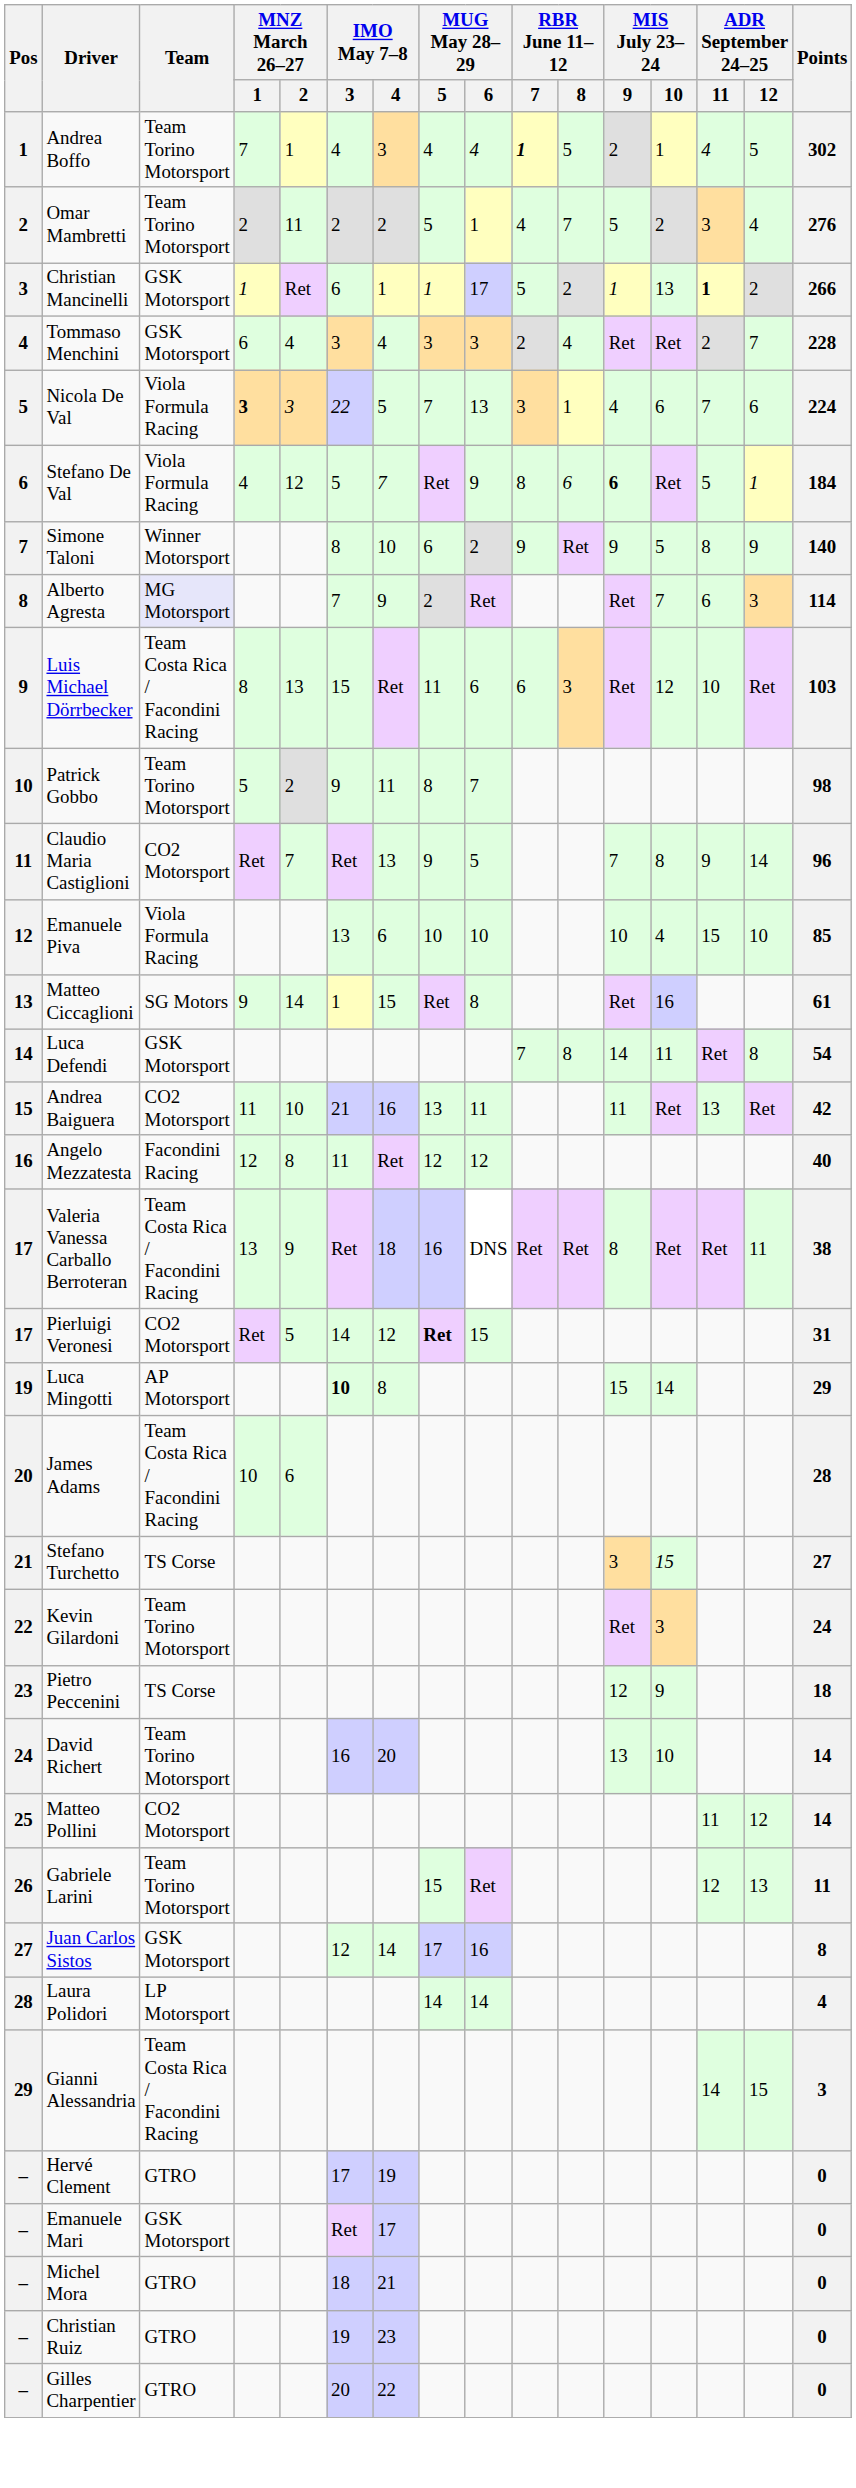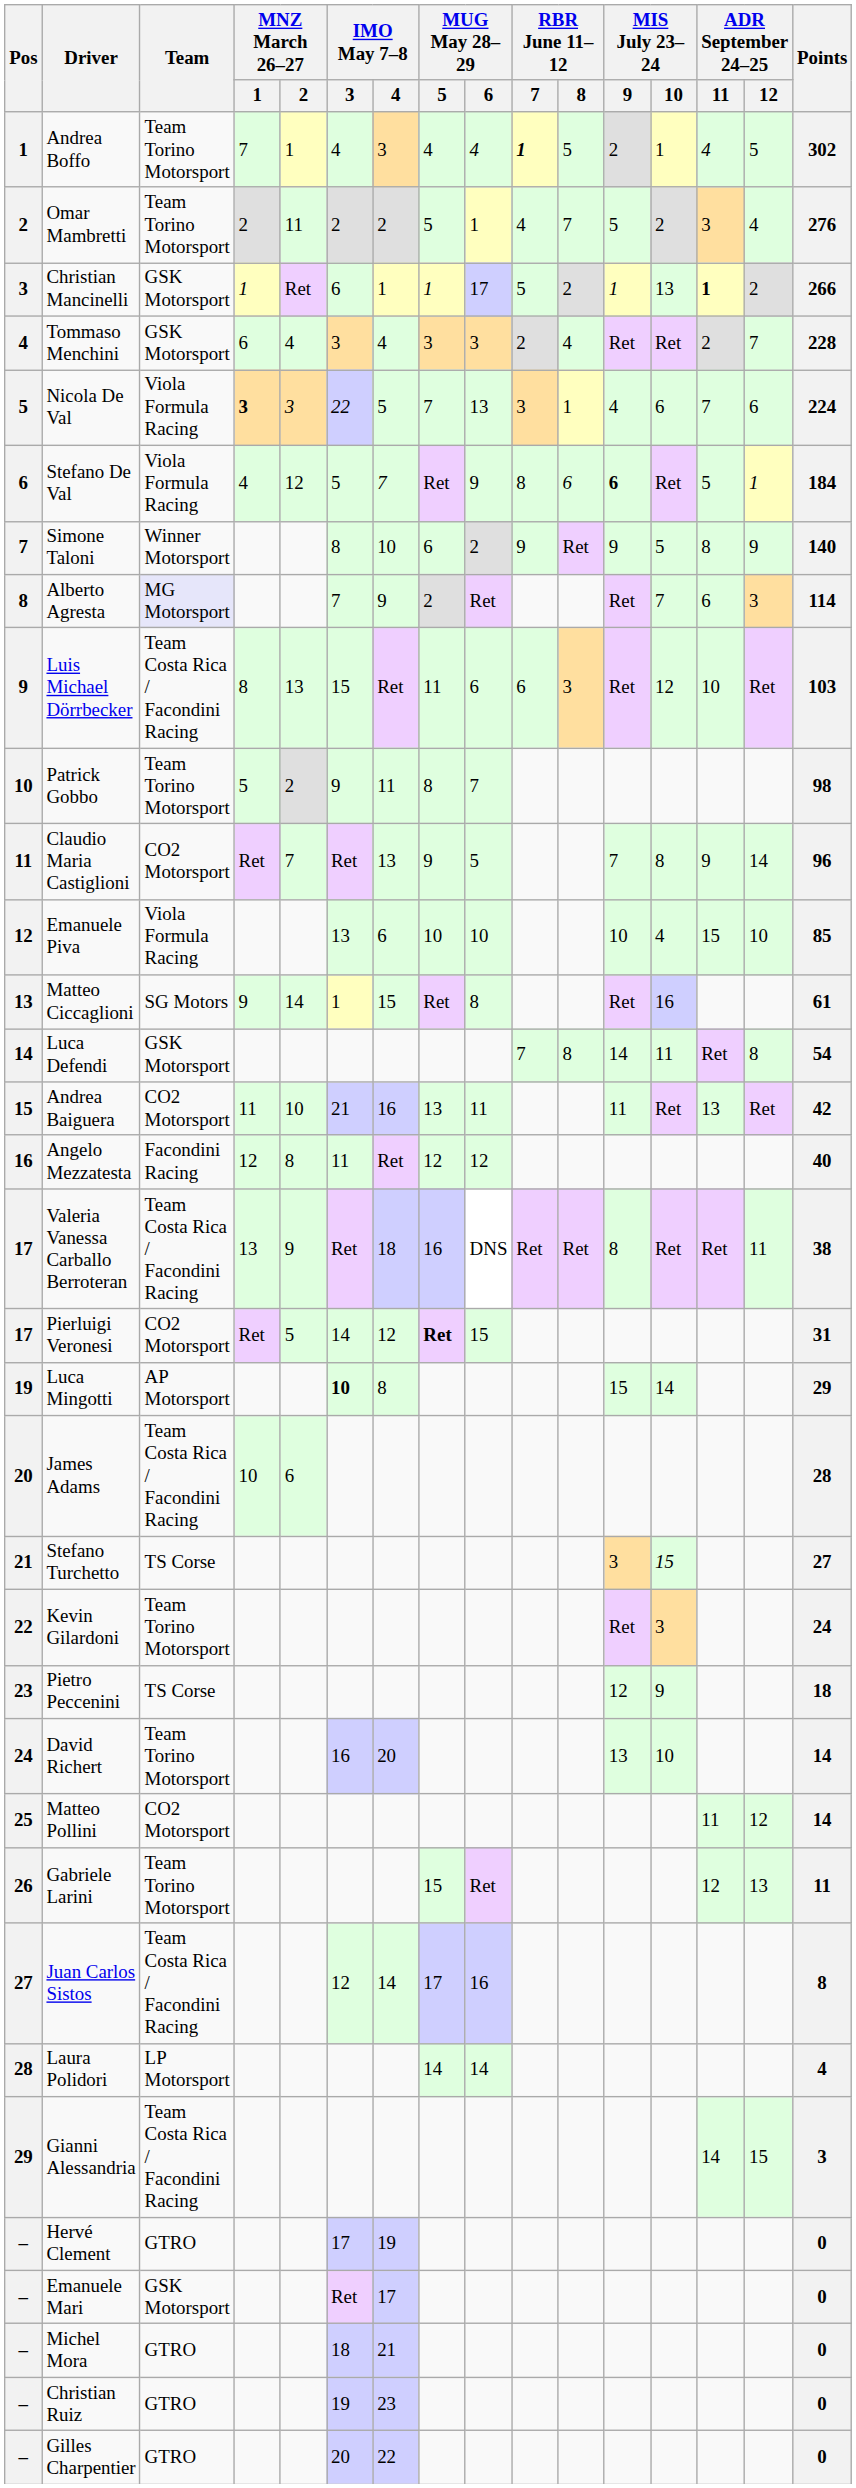(187, 1949) GSK Motorsport -> (186, 1982) Team Costa Rica / Facondini Racing
